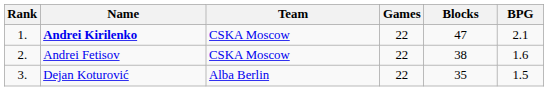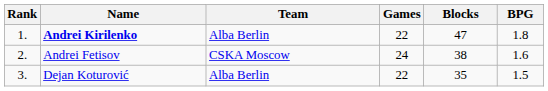(249, 34) CSKA Moscow -> (239, 34) Alba Berlin
(520, 34) 2.1 -> (520, 34) 1.8
(402, 55) 22 -> (402, 55) 24
